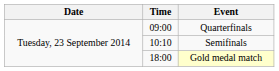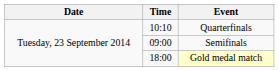(160, 27) 09:00 -> (160, 27) 10:10
(160, 43) 10:10 -> (160, 43) 09:00
